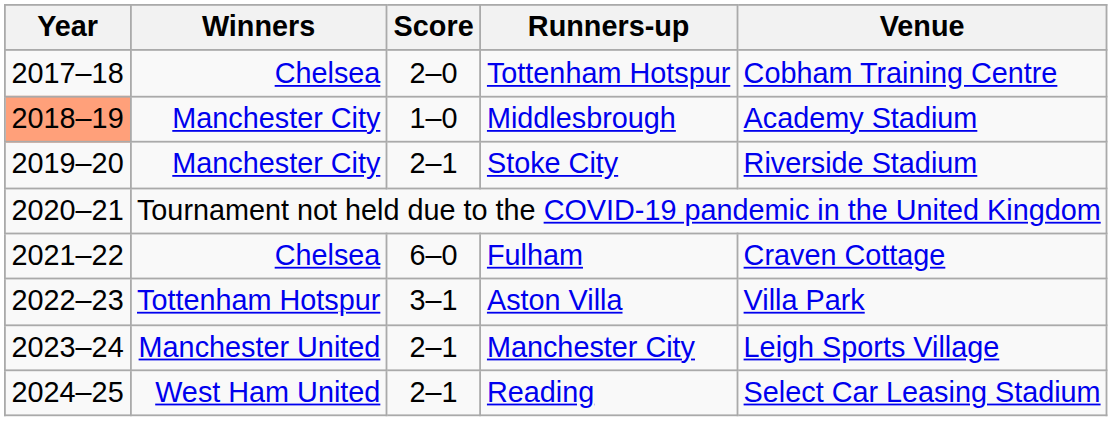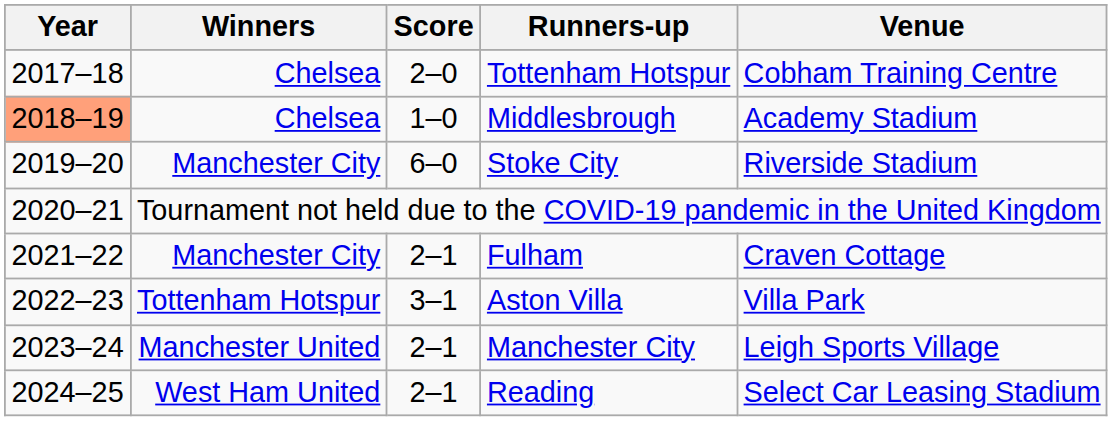(276, 118) Manchester City -> (328, 118) Chelsea
(434, 164) 2–1 -> (434, 164) 6–0
(328, 255) Chelsea -> (276, 255) Manchester City
(434, 255) 6–0 -> (434, 255) 2–1
